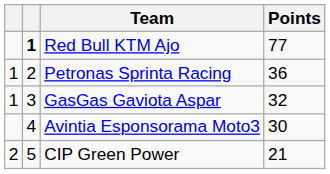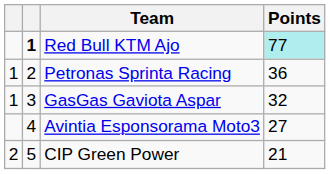(278, 45) no background -> (278, 45) paleturquoise background
(278, 127) 30 -> (278, 127) 27
